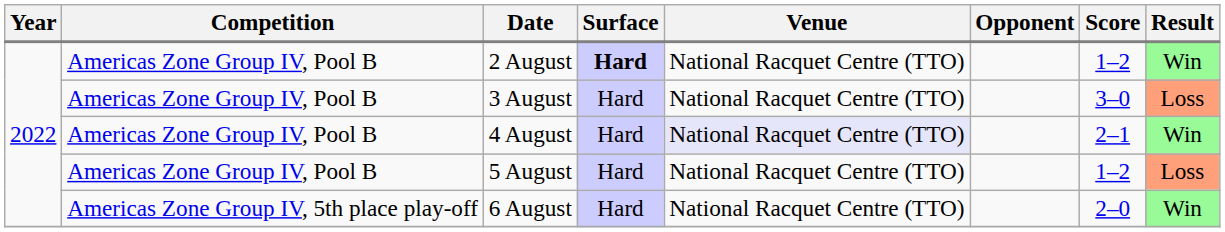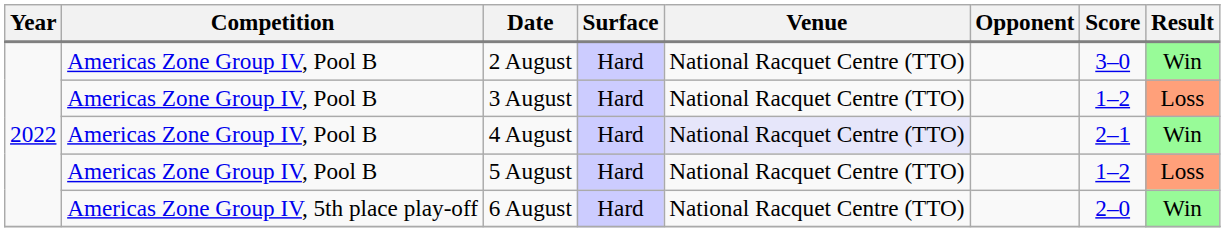(621, 61) bold -> (621, 61) normal
(1113, 61) 1–2 -> (1113, 61) 3–0
(1113, 97) 3–0 -> (1113, 97) 1–2
